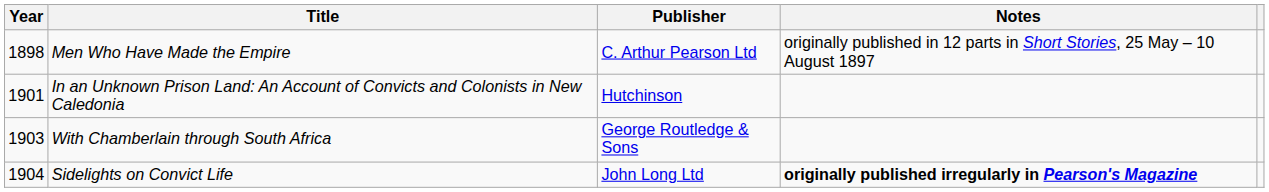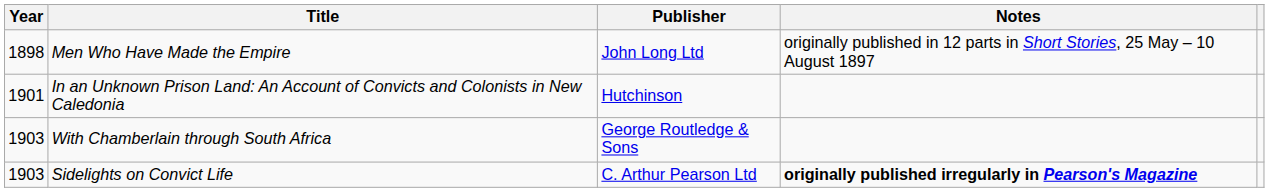(679, 52) C. Arthur Pearson Ltd -> (653, 52) John Long Ltd
(26, 174) 1904 -> (26, 174) 1903
(653, 174) John Long Ltd -> (679, 174) C. Arthur Pearson Ltd
